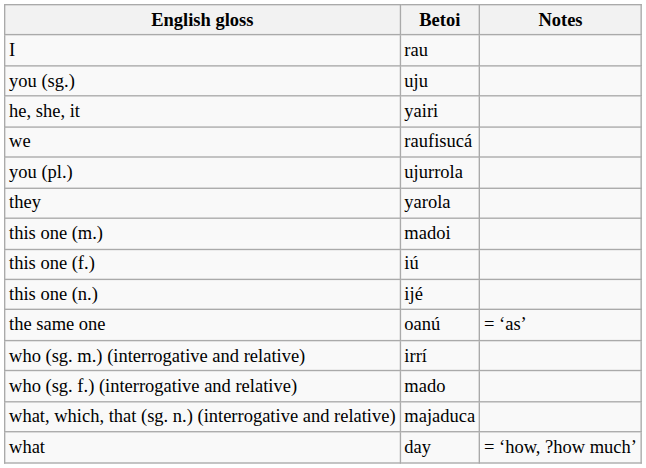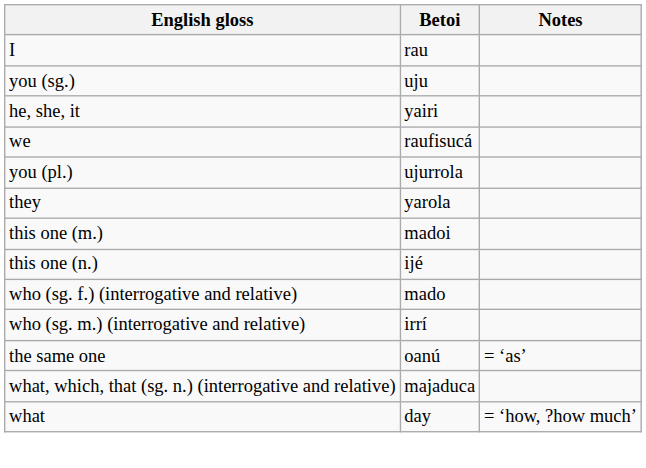- row: (52, 263)
rows swapped: (57, 324) <-> (153, 385)
